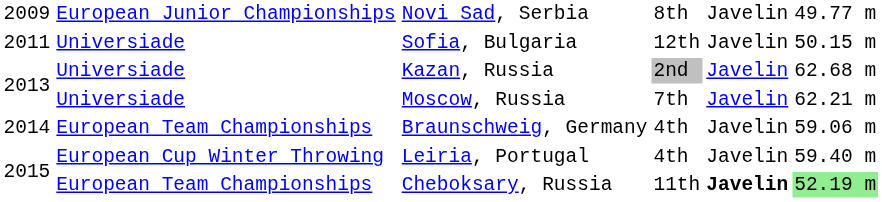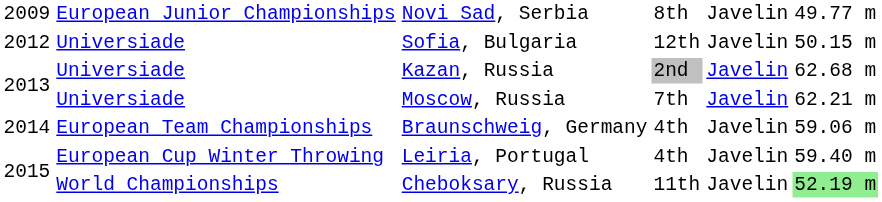(27, 42) 2011 -> (27, 42) 2012
(214, 185) European Team Championships -> (168, 185) World Championships
(747, 185) bold -> (747, 185) normal
